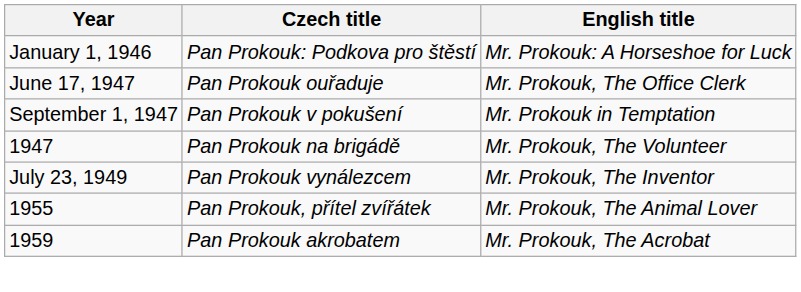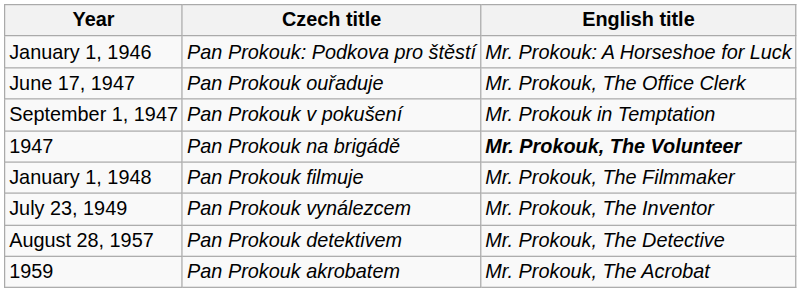(606, 146) normal -> (613, 146) bold
+ row: (80, 177)
- row: (31, 209)
+ row: (81, 240)
